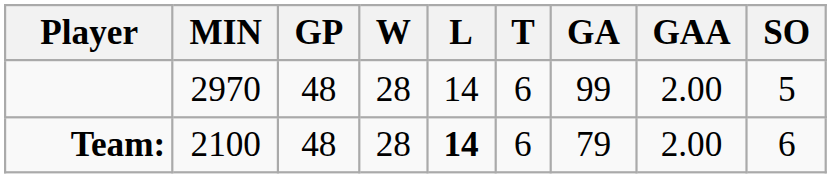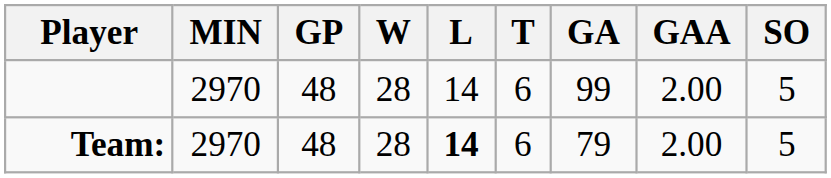(226, 144) 2100 -> (226, 144) 2970
(787, 144) 6 -> (787, 144) 5
